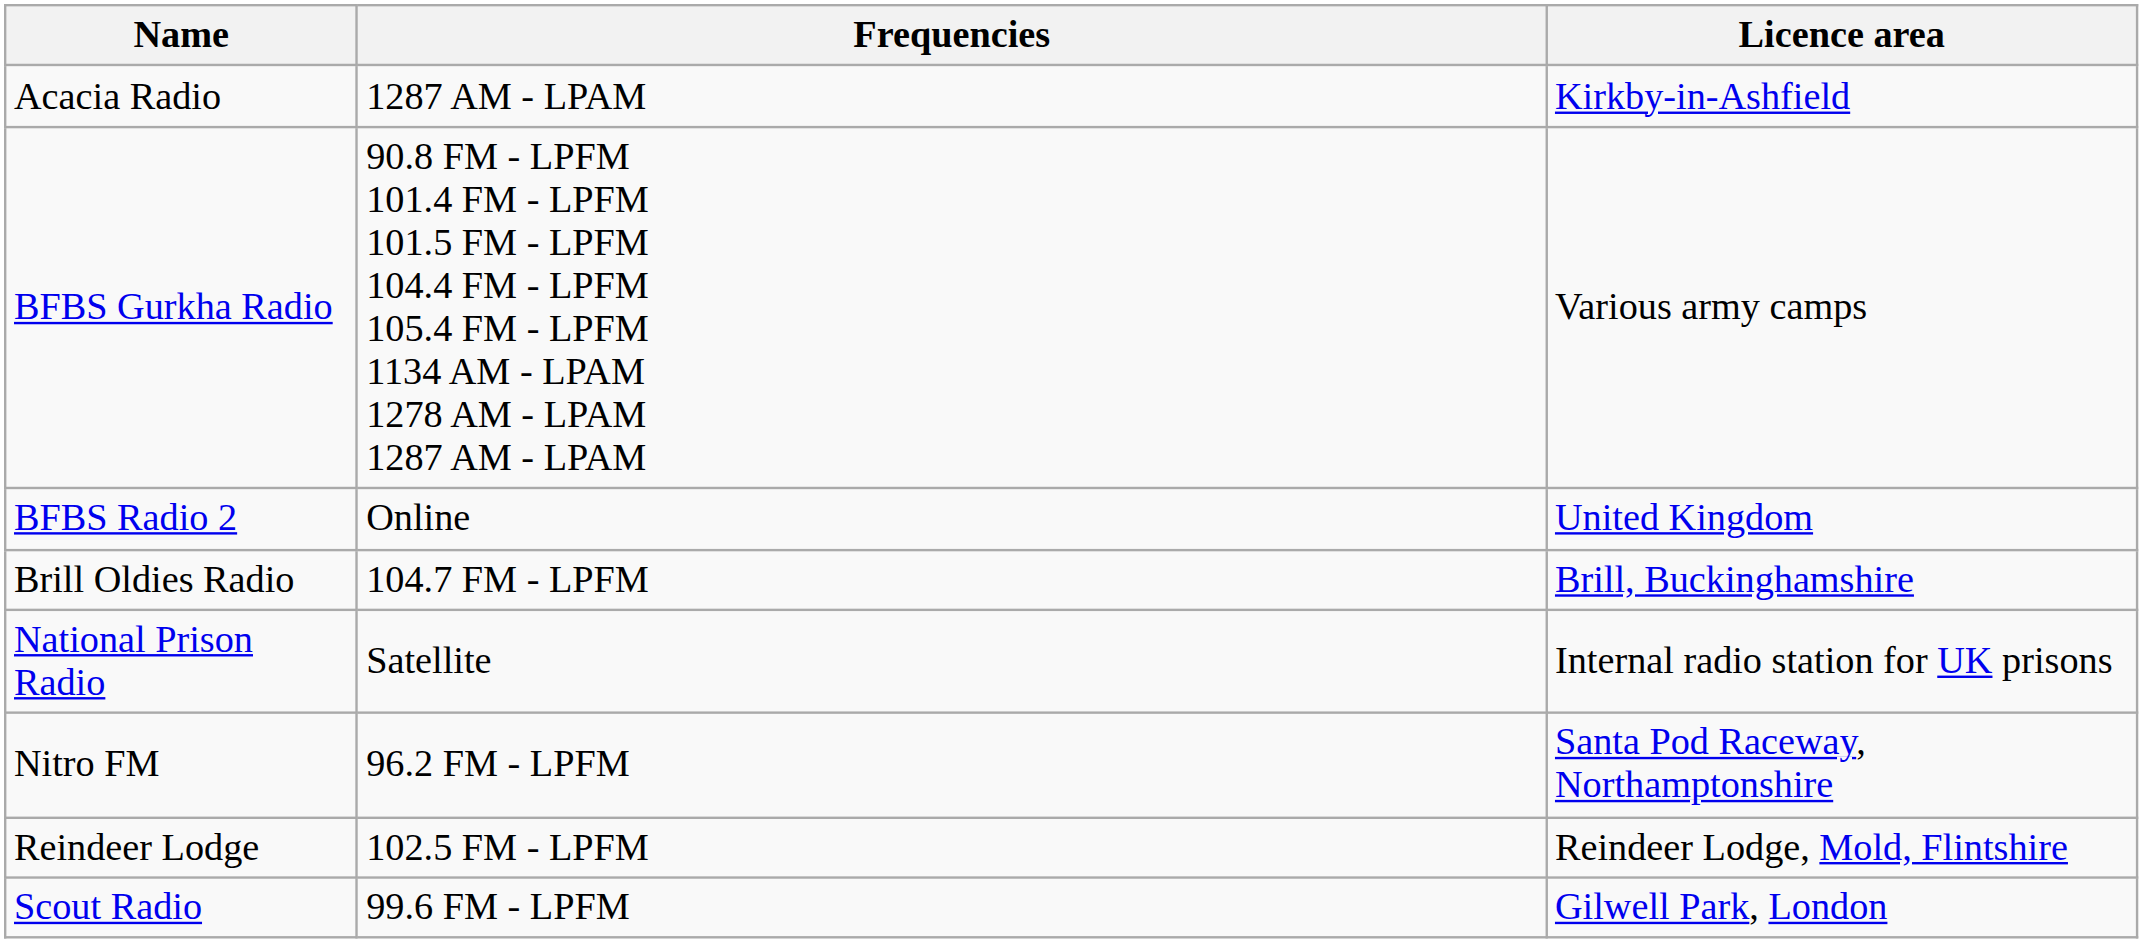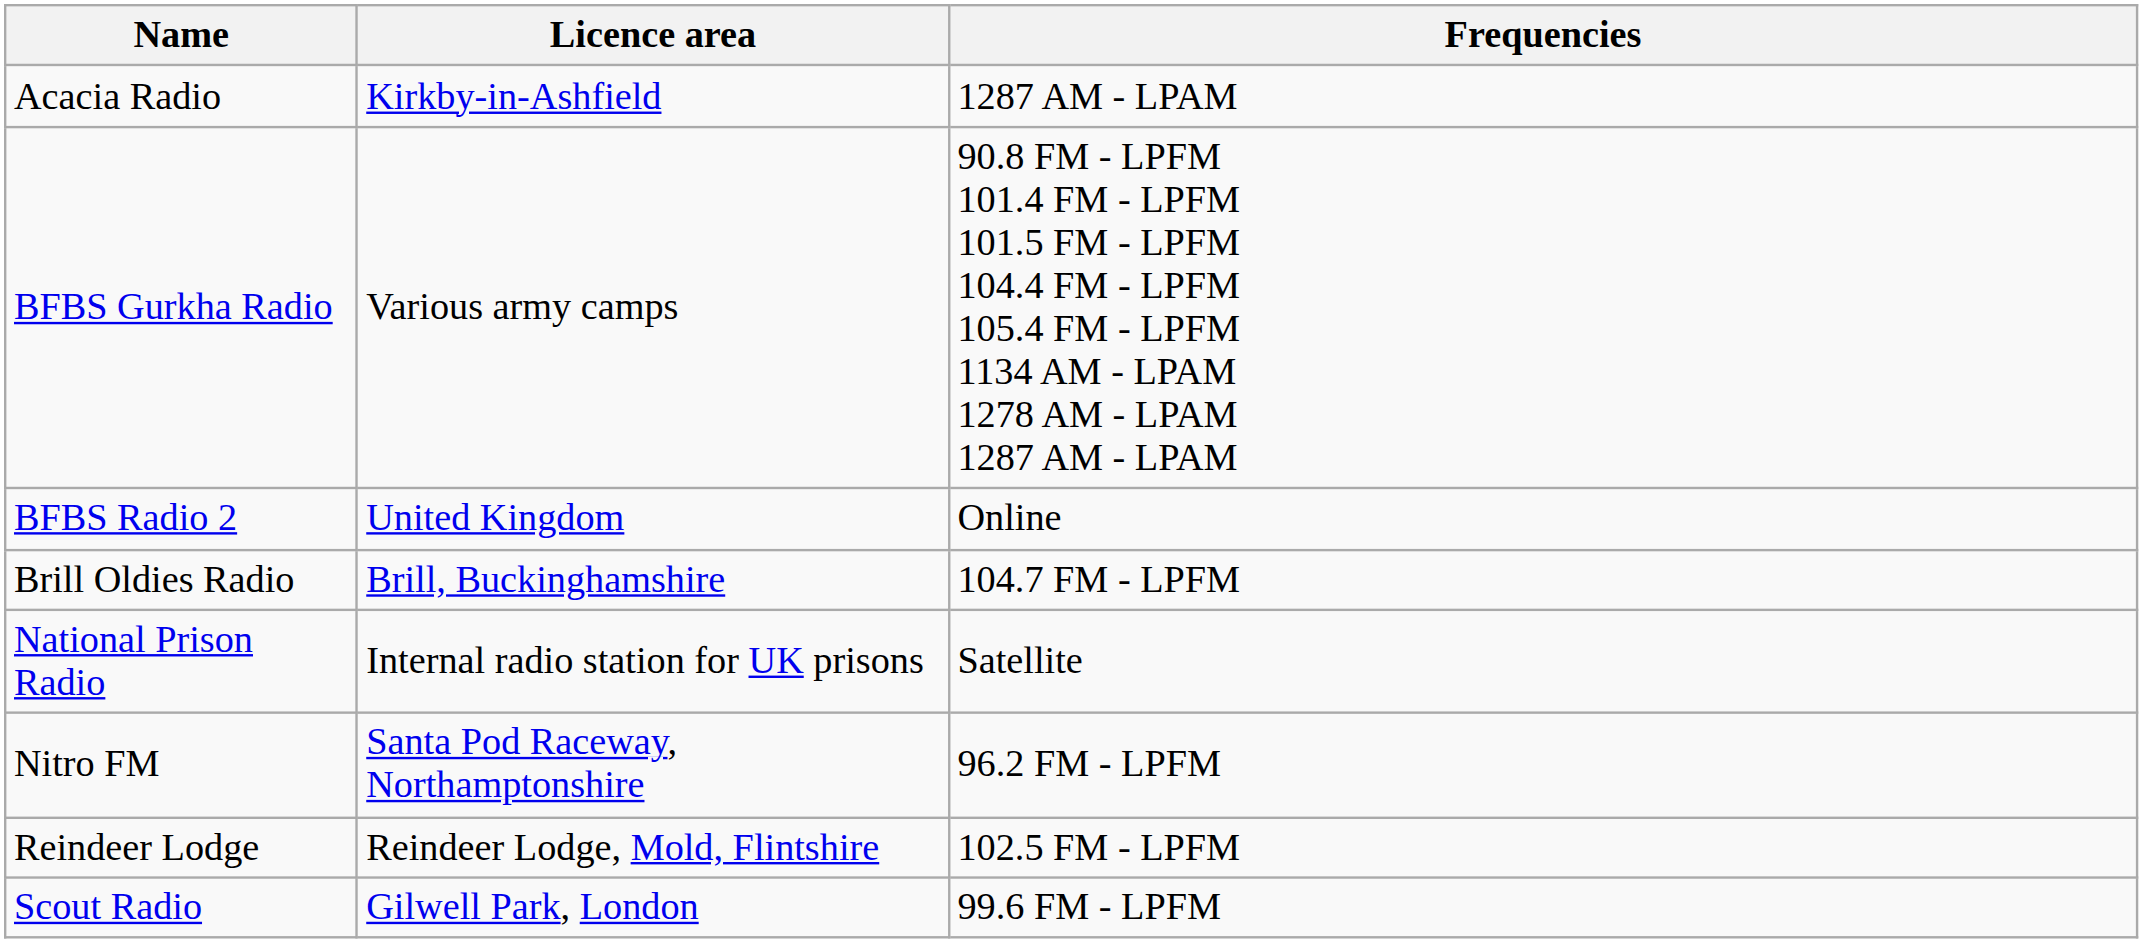columns swapped: (1842, 34) <-> (952, 34)
